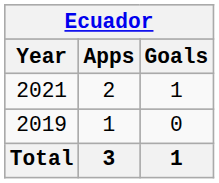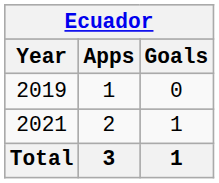rows swapped: (42, 126) <-> (42, 91)
